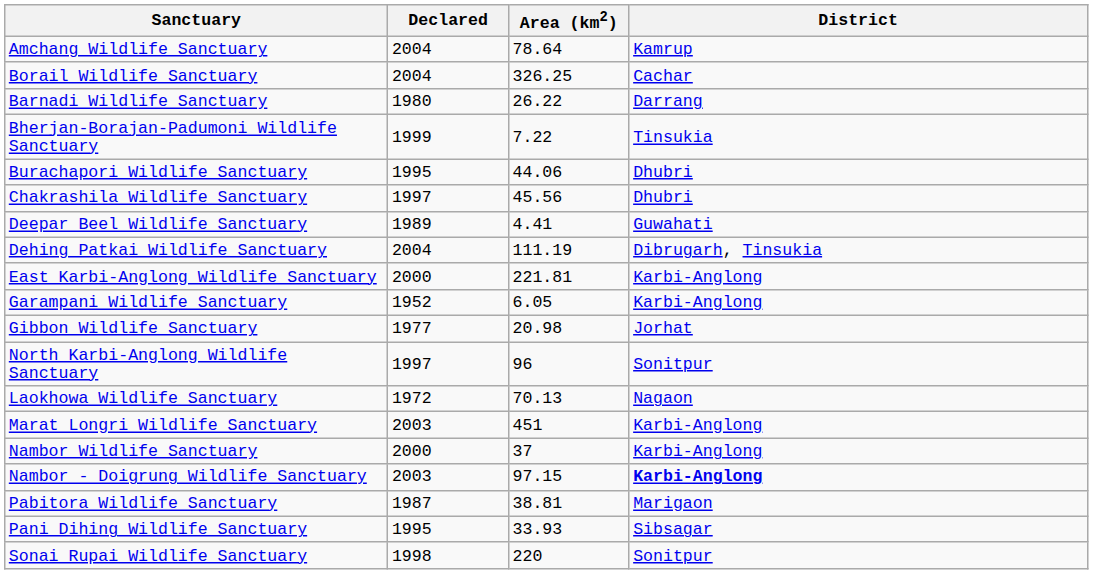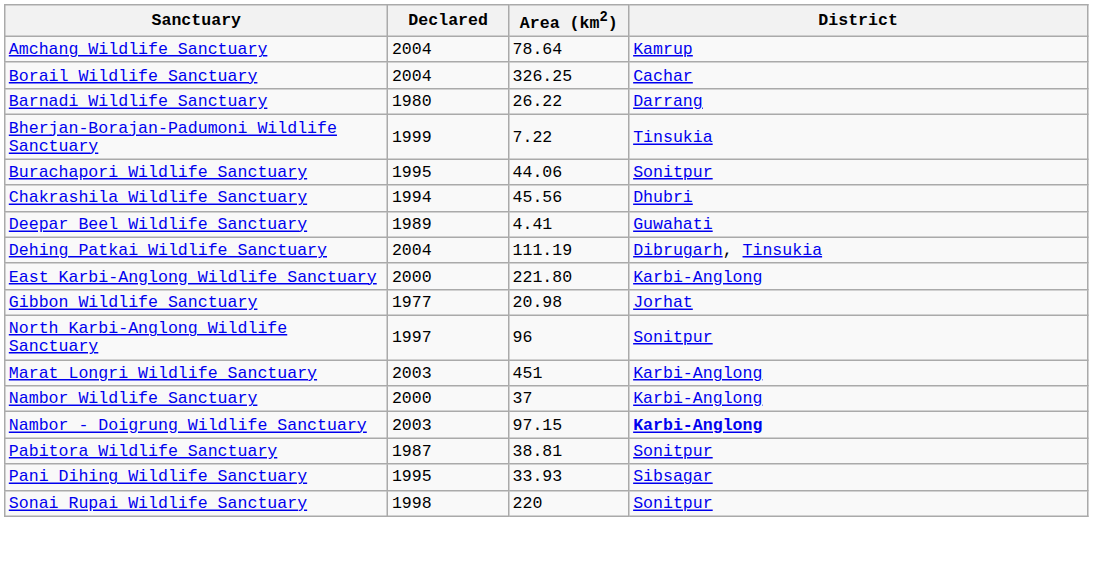(663, 172) Dhubri -> (673, 172) Sonitpur
(412, 198) 1997 -> (412, 198) 1994
(542, 276) 221.81 -> (542, 276) 221.80
- row: (148, 302)
- row: (143, 399)
(673, 503) Marigaon -> (673, 451) Sonitpur
